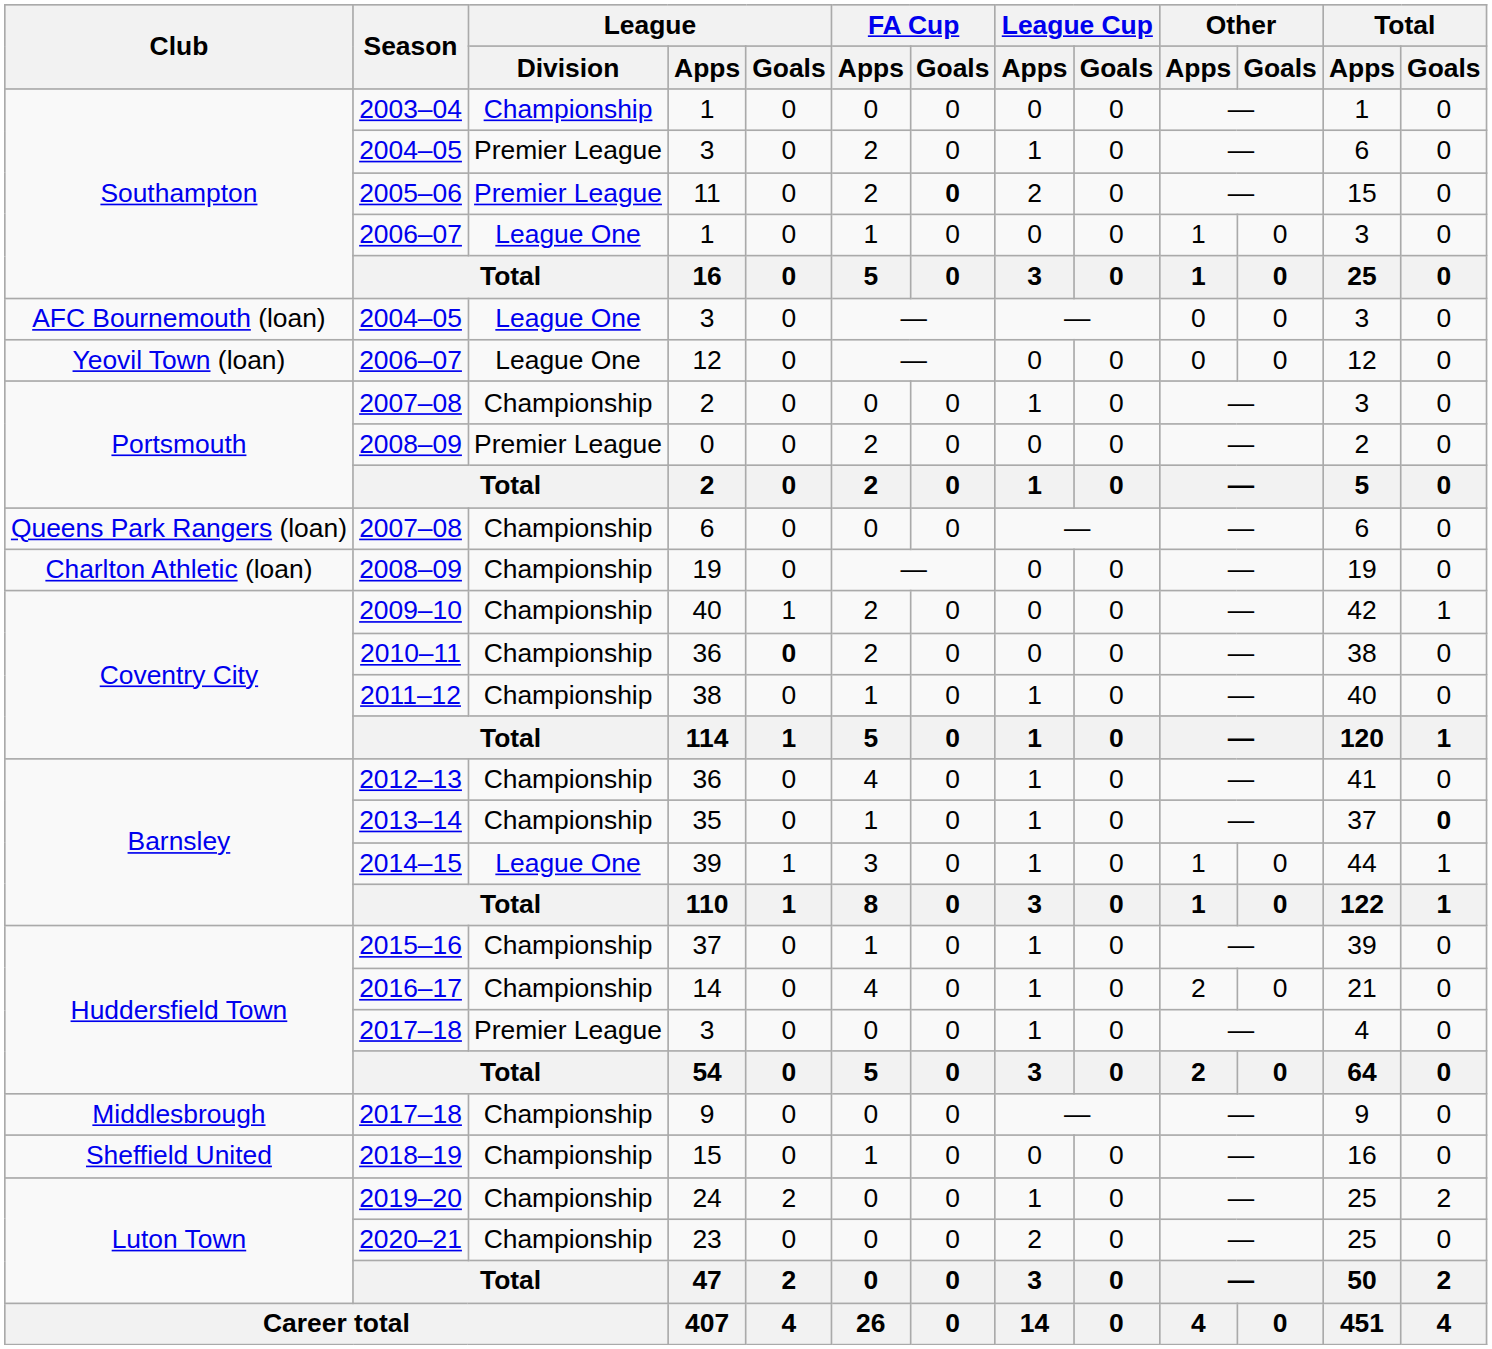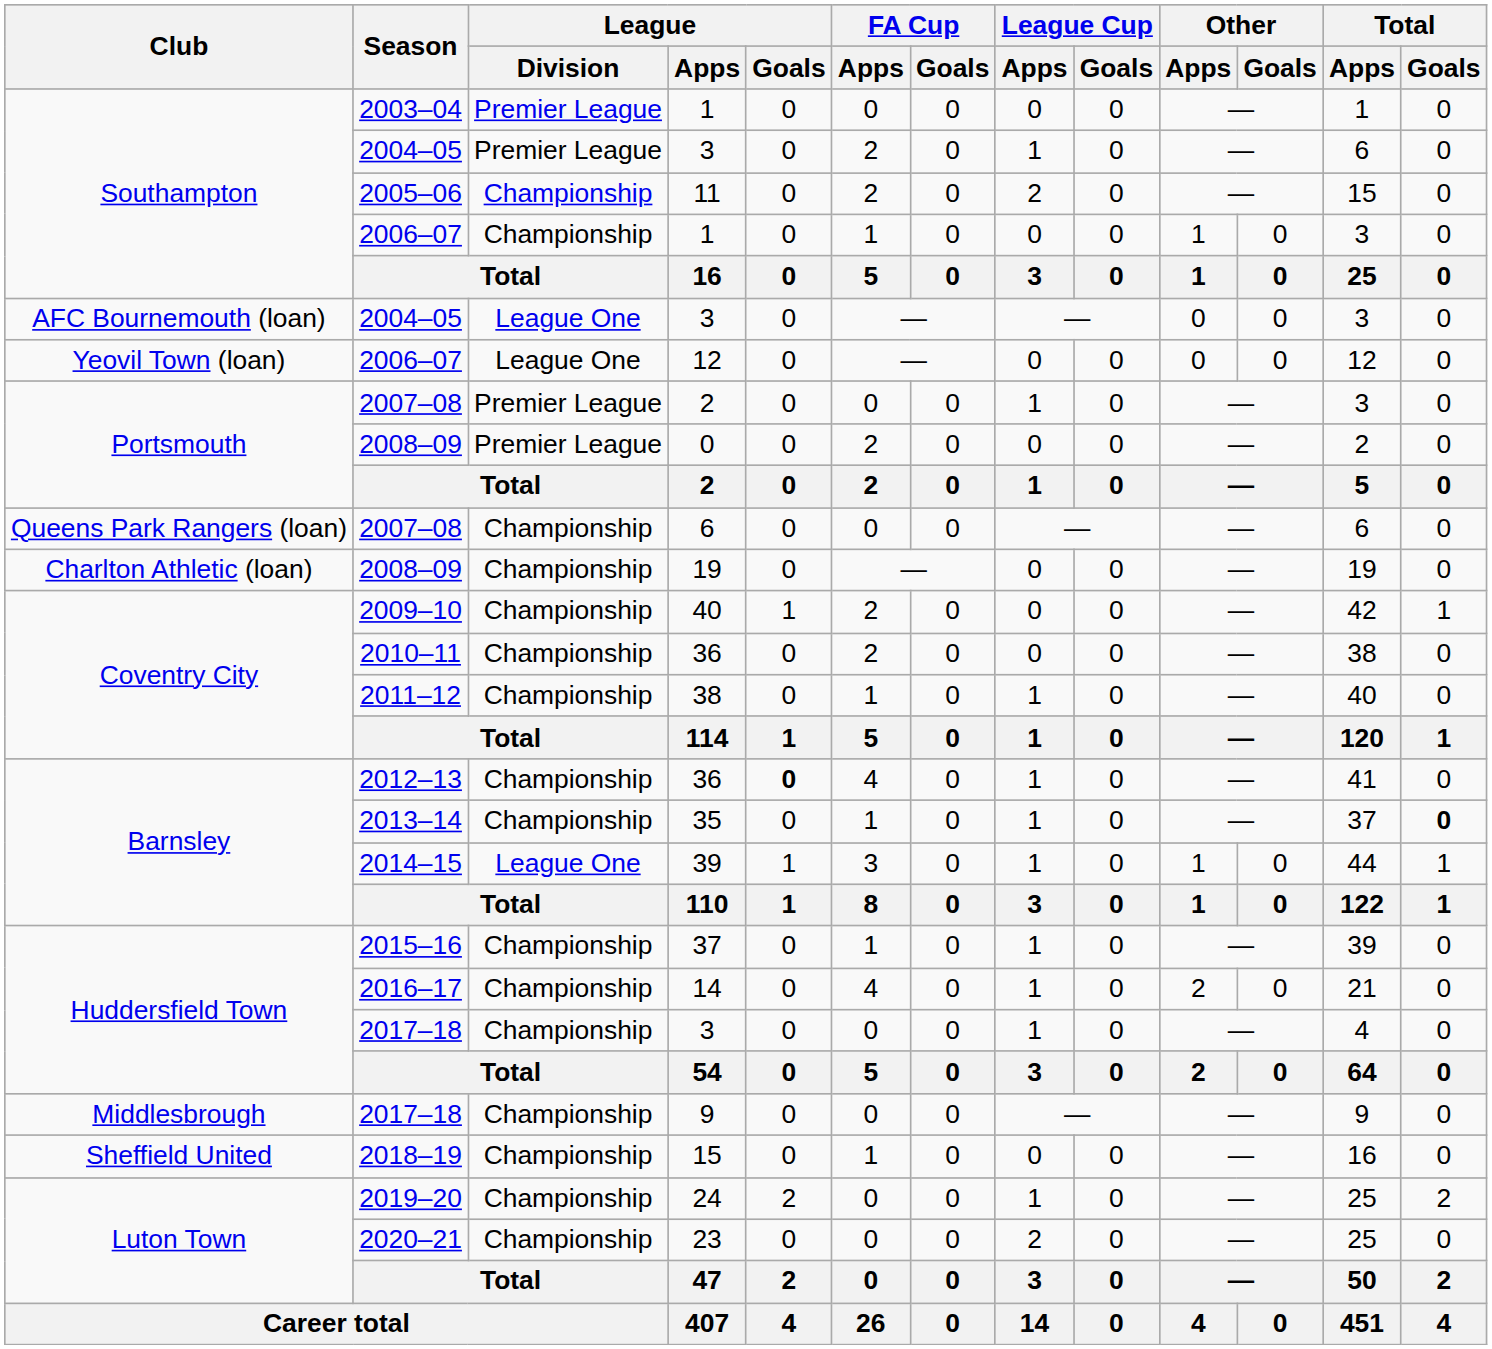(568, 109) Championship -> (568, 109) Premier League
(568, 192) Premier League -> (568, 192) Championship
(953, 192) bold -> (953, 192) normal
(568, 234) League One -> (568, 234) Championship
(568, 402) Championship -> (568, 402) Premier League
(789, 653) bold -> (789, 653) normal
(789, 779) normal -> (789, 779) bold
(568, 1030) Premier League -> (568, 1030) Championship
